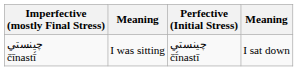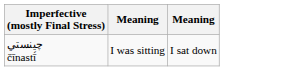- column: (204, 19)
